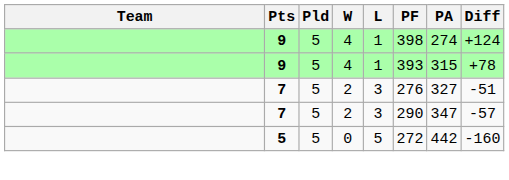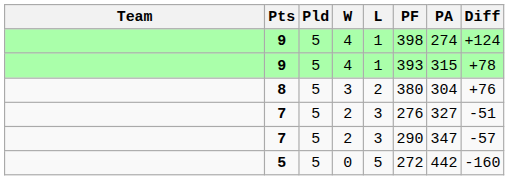+ row: (282, 90)
